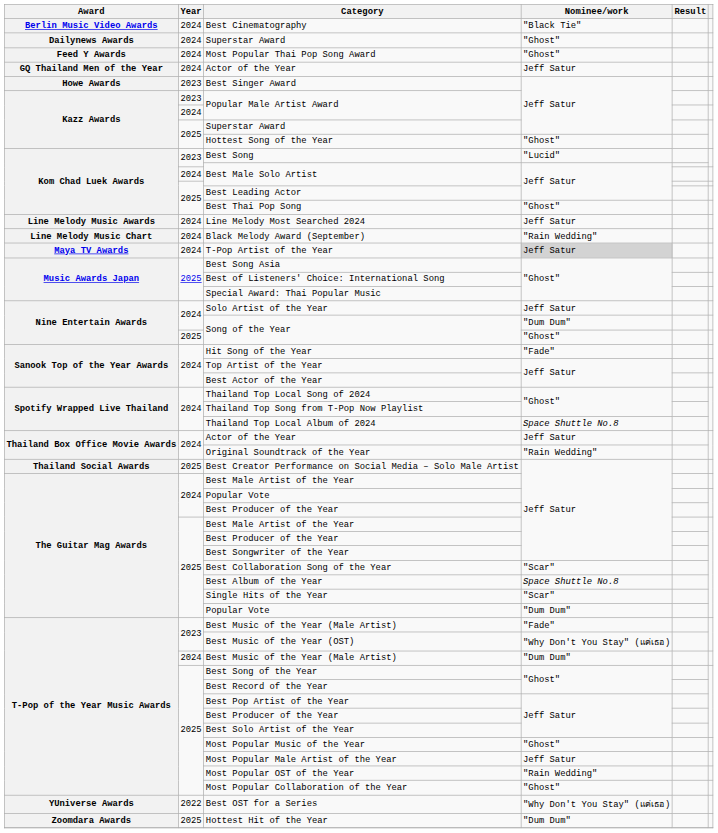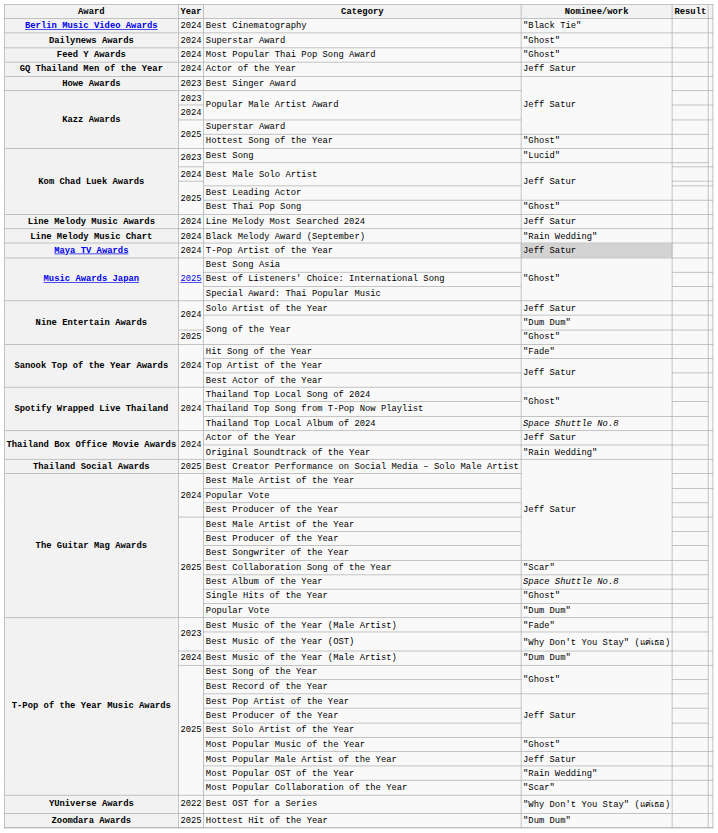(539, 596) "Scar" -> (542, 596) "Ghost"
(542, 788) "Ghost" -> (539, 788) "Scar"
